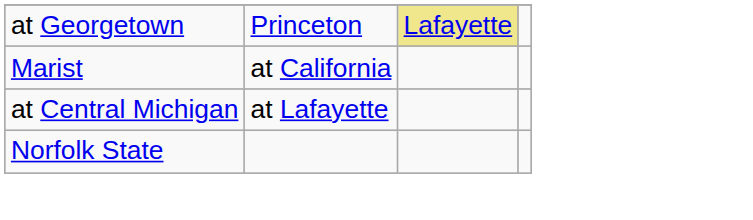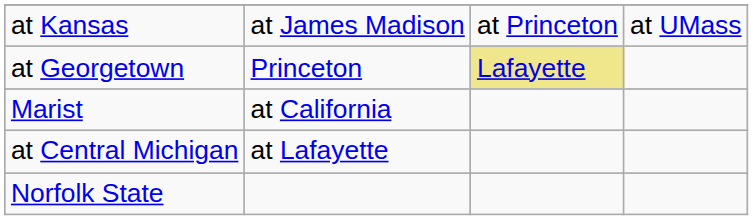+ row: (70, 25)
